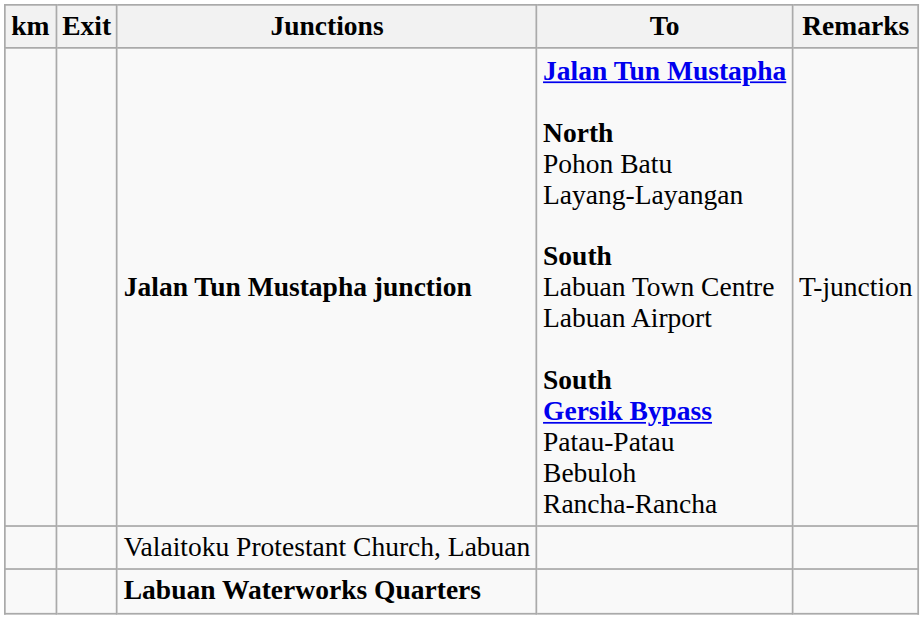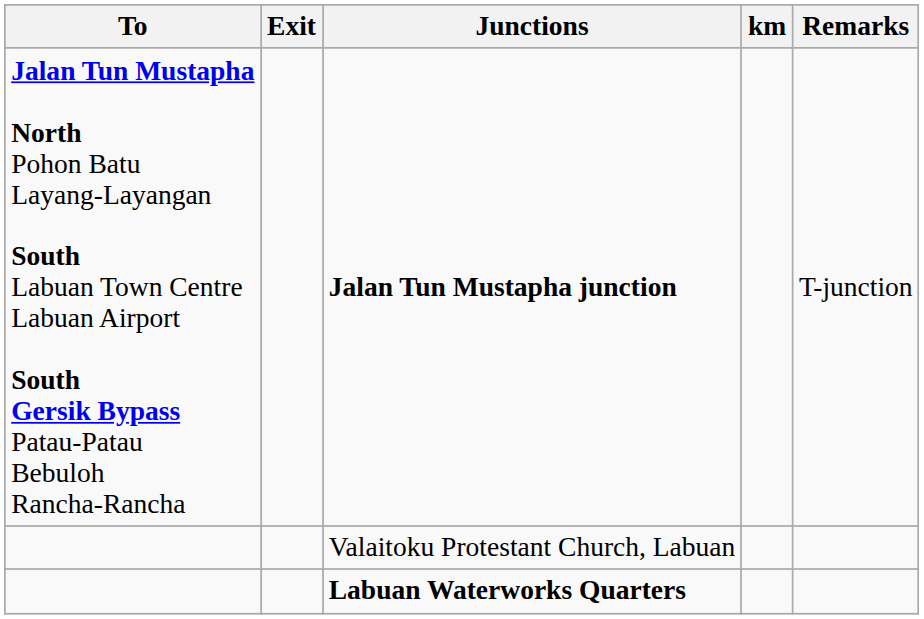columns swapped: (30, 26) <-> (665, 26)
